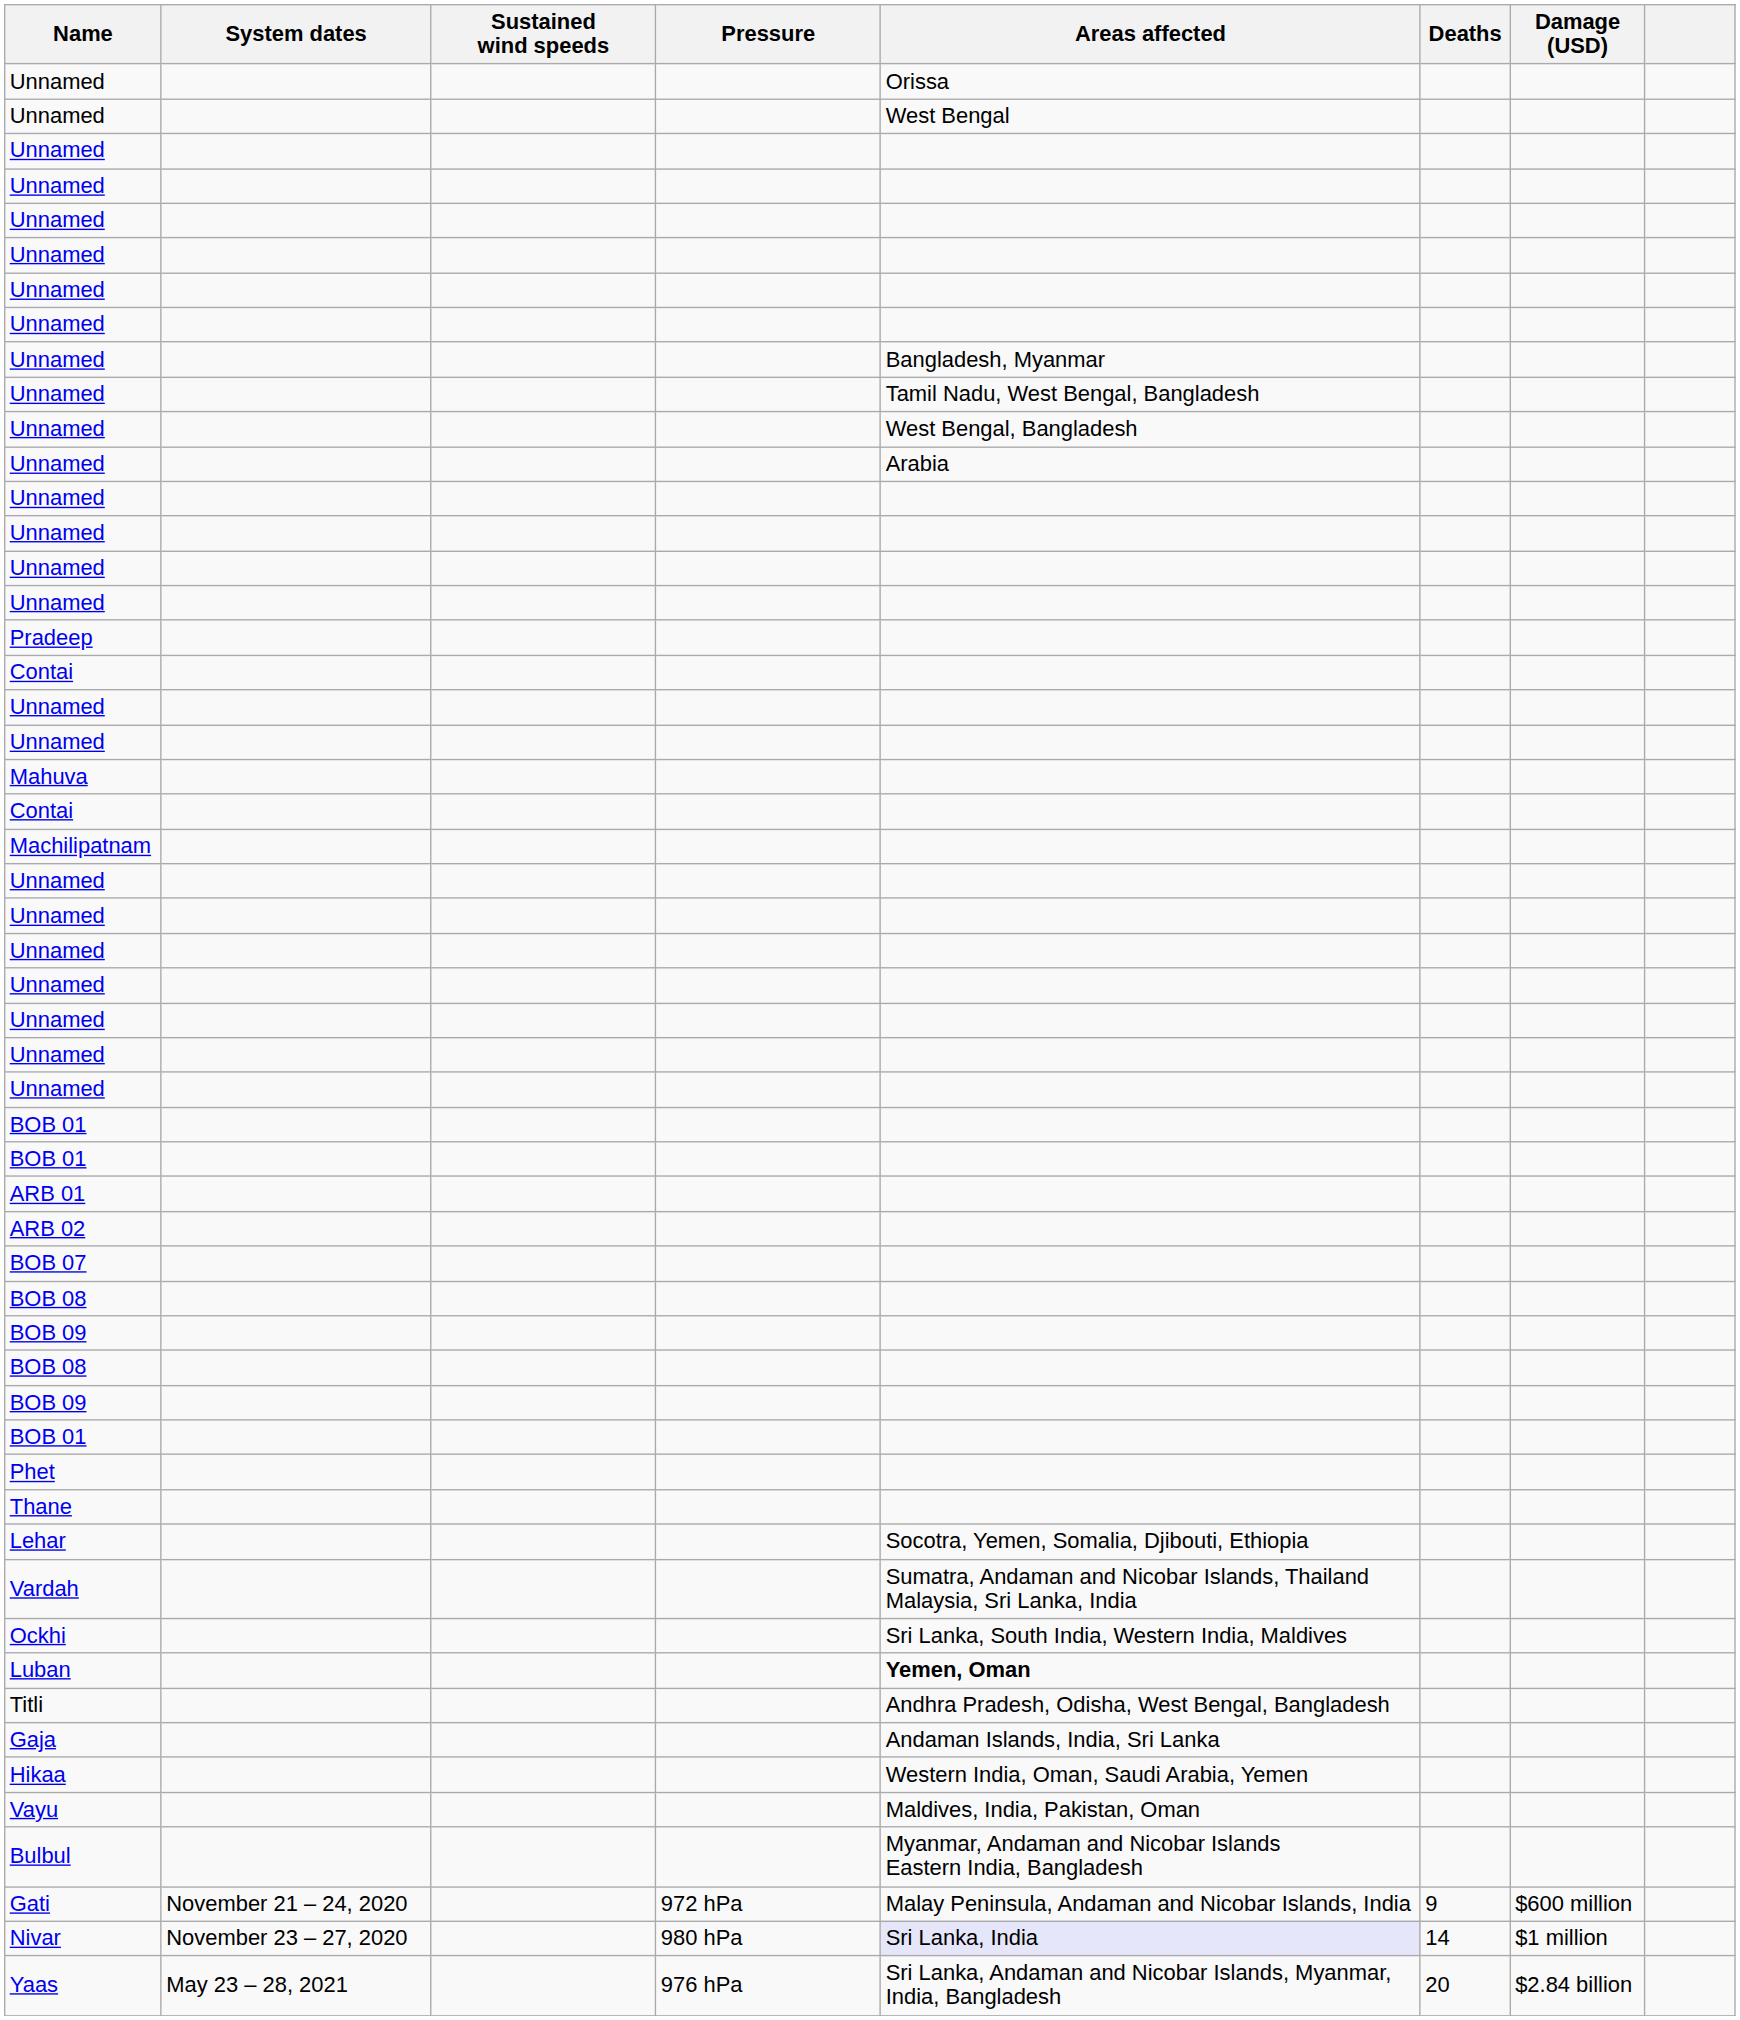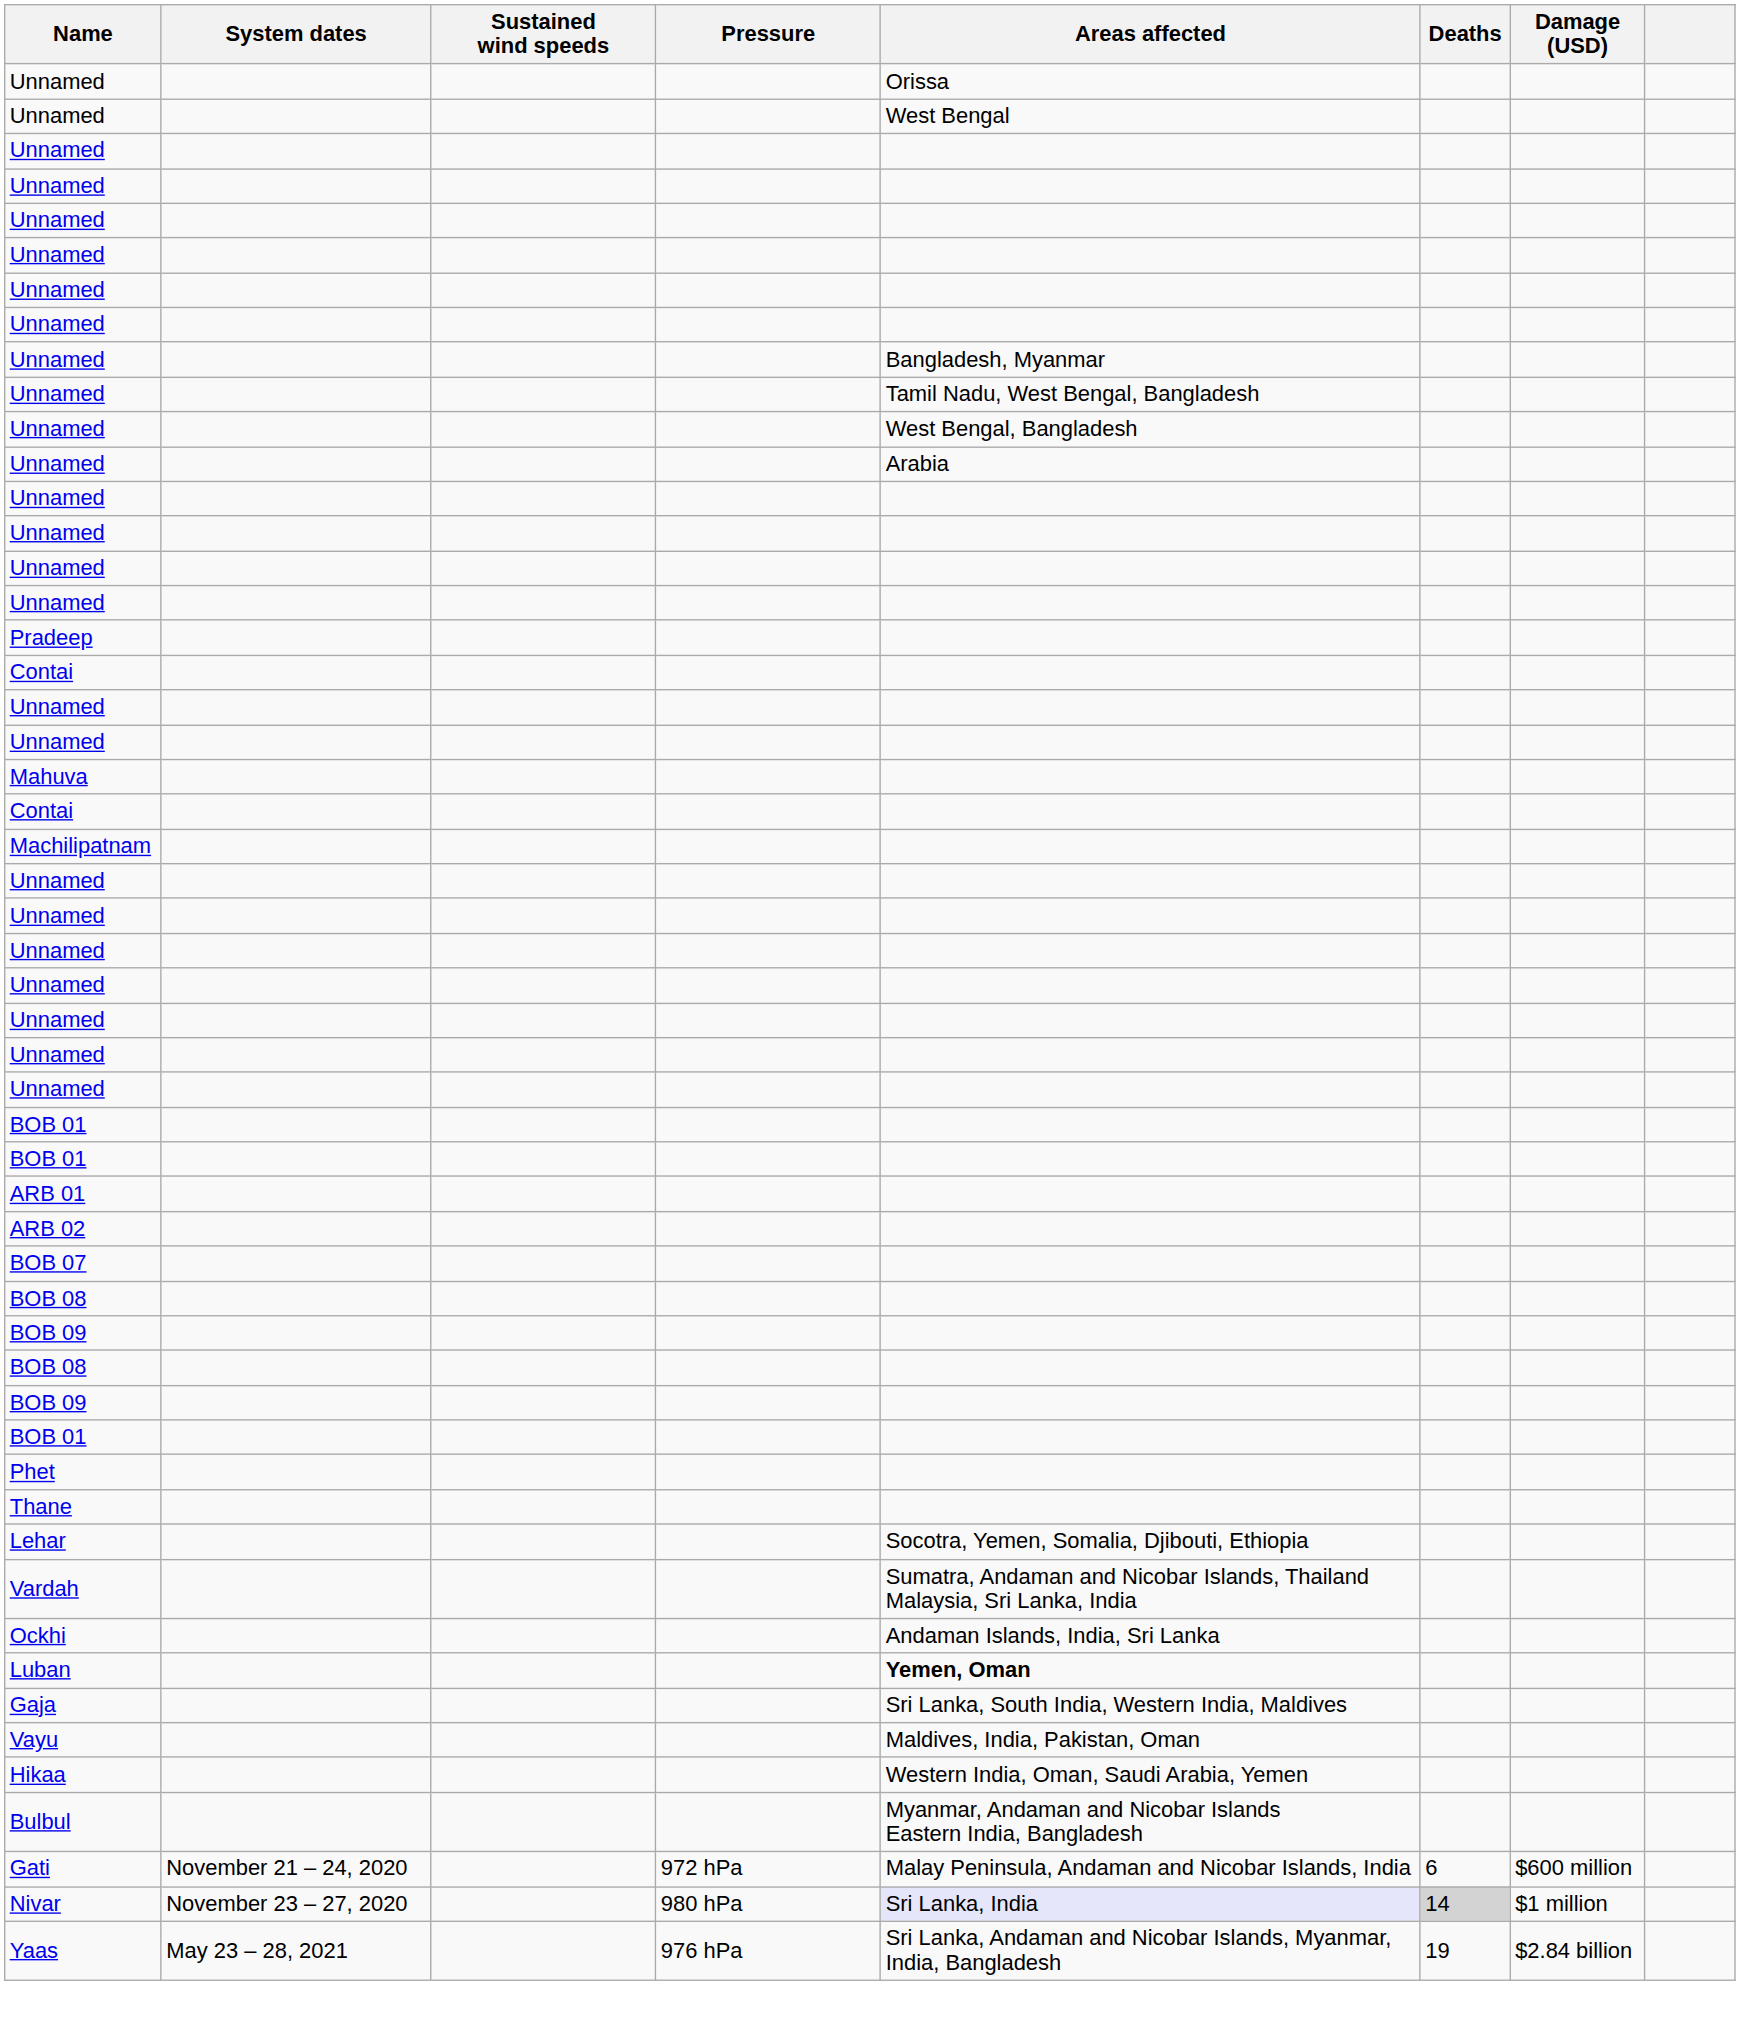(1116, 1635) Sri Lanka, South India, Western India, Maldives -> (1053, 1635) Andaman Islands, India, Sri Lanka
- row: (26, 1705)
(1053, 1739) Andaman Islands, India, Sri Lanka -> (1116, 1705) Sri Lanka, South India, Western India, Maldives
rows swapped: (34, 1809) <-> (38, 1774)
(1431, 1903) 9 -> (1431, 1868) 6
(1437, 1938) no background -> (1437, 1903) lightgrey background
(1437, 1985) 20 -> (1437, 1950) 19
